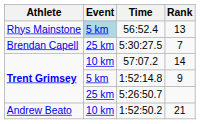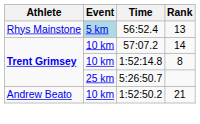- row: (141, 46)
(97, 78) 5 km -> (100, 62) 10 km
(180, 78) 9 -> (180, 62) 8
